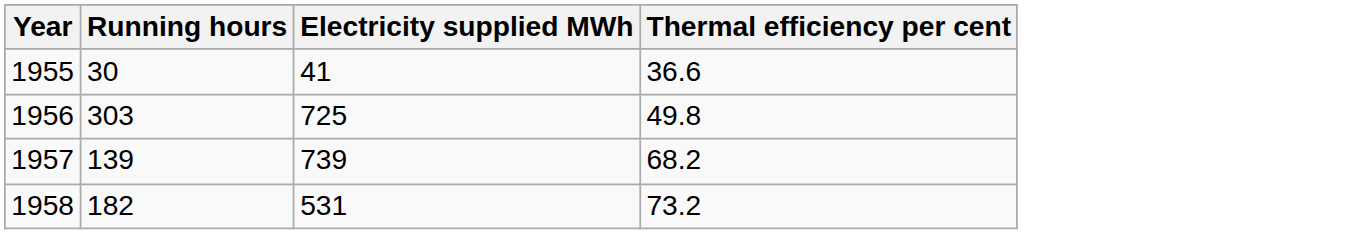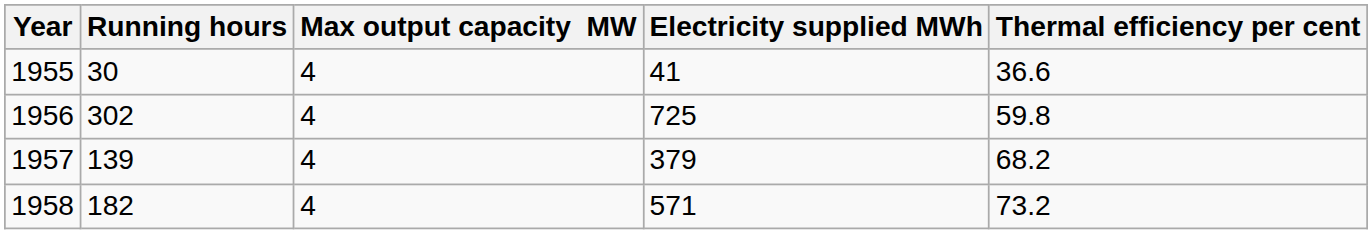+ column: (468, 26)
(110, 116) 303 -> (110, 116) 302
(674, 116) 49.8 -> (1023, 116) 59.8
(324, 160) 739 -> (673, 160) 379
(324, 205) 531 -> (673, 205) 571
